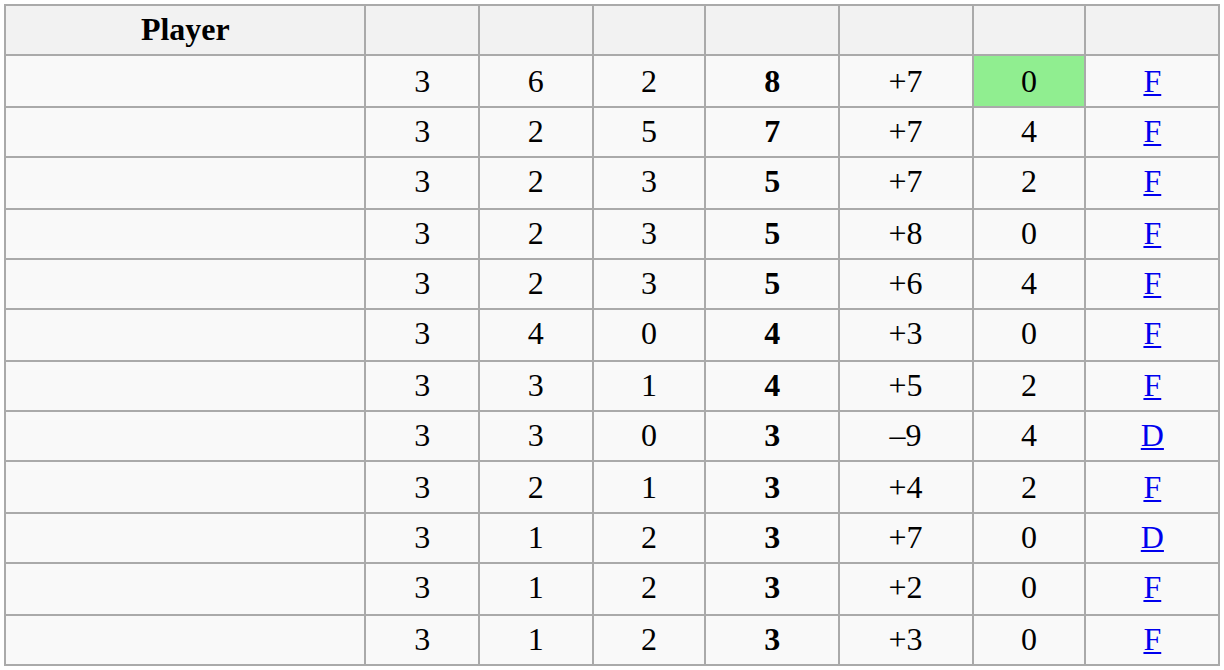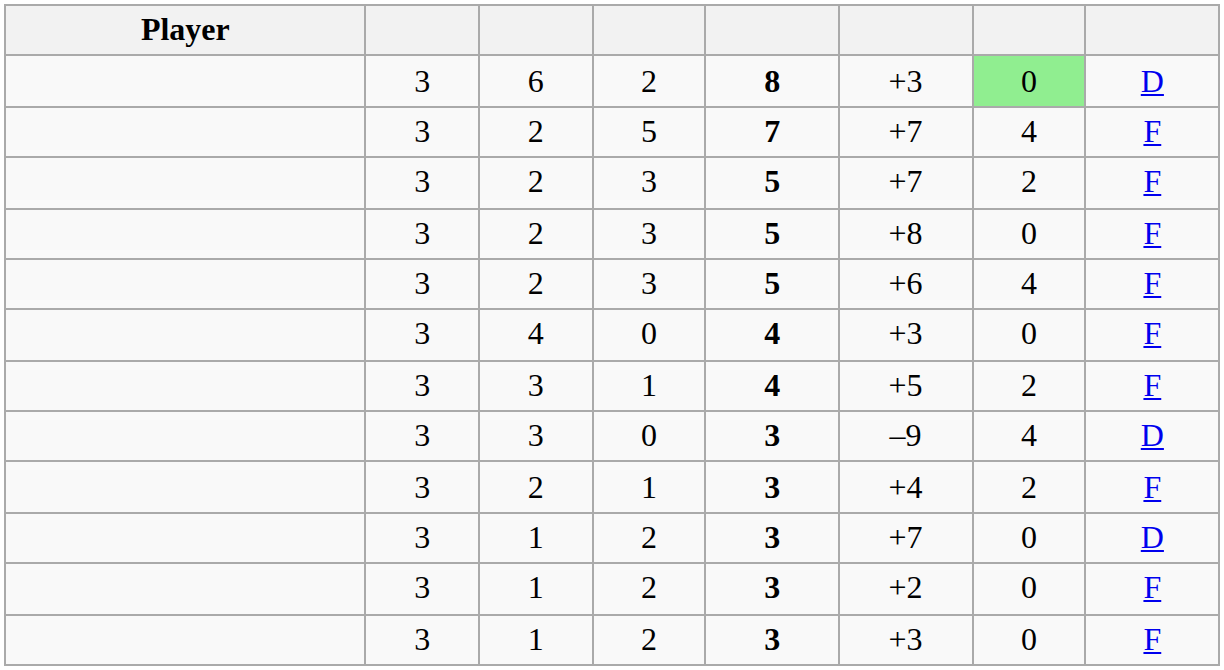(906, 80) +7 -> (906, 80) +3
(1152, 80) F -> (1152, 80) D
